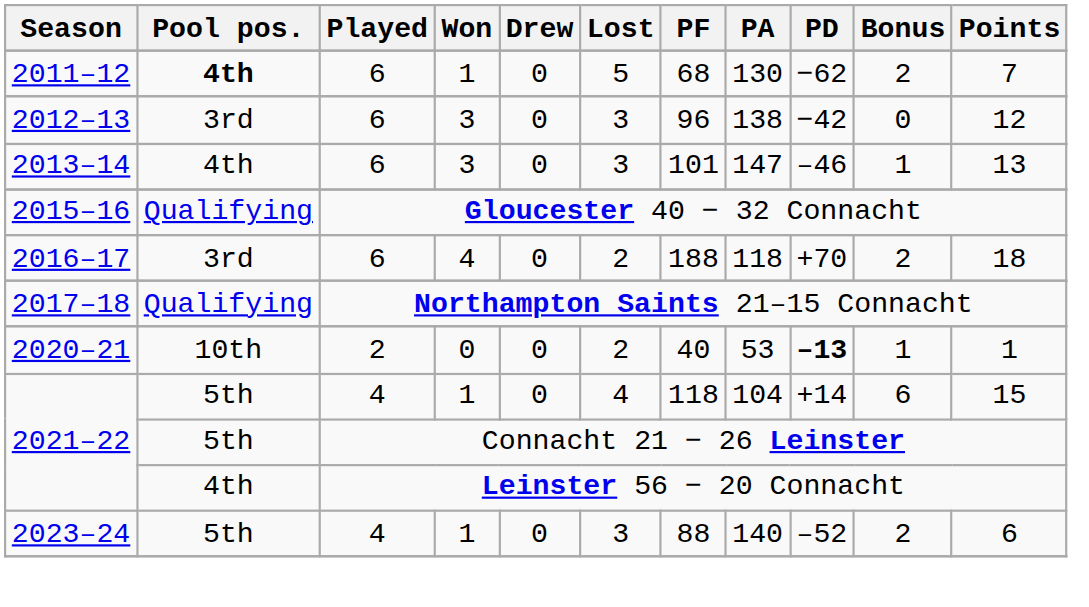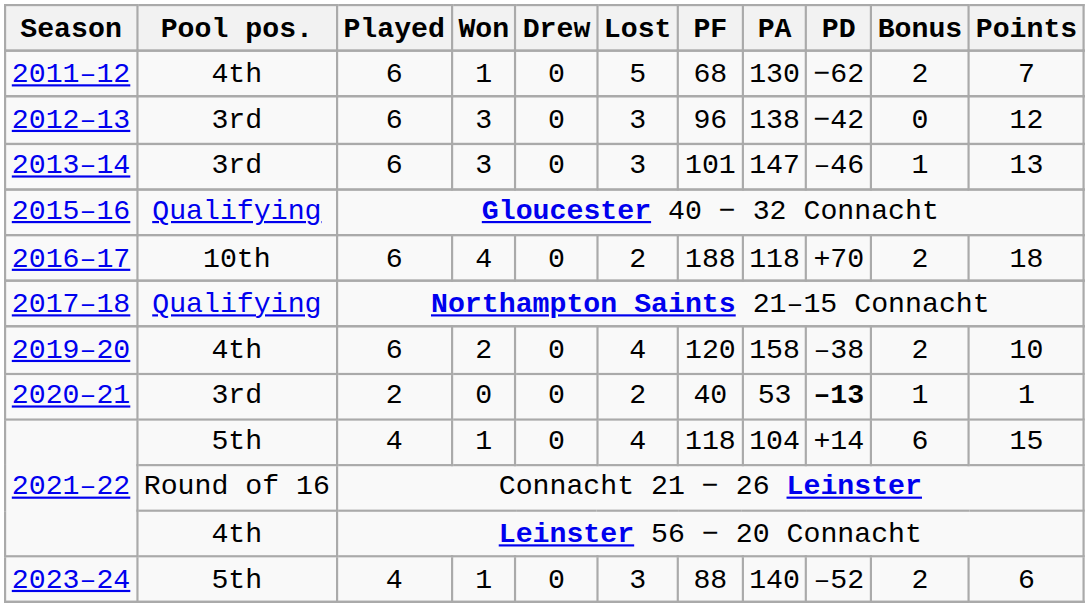(228, 74) bold -> (237, 74) normal
(228, 166) 4th -> (237, 166) 3rd
(228, 258) 3rd -> (237, 258) 10th
+ row: (71, 350)
(228, 350) 10th -> (237, 396) 3rd
(228, 442) 5th -> (237, 488) Round of 16
